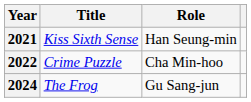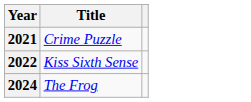- column: (191, 16)
(91, 39) Kiss Sixth Sense -> (83, 39) Crime Puzzle
(83, 62) Crime Puzzle -> (91, 62) Kiss Sixth Sense
